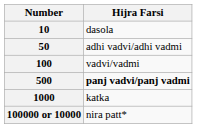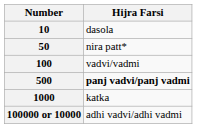(134, 47) adhi vadvi/adhi vadmi -> (106, 47) nira patt*
(106, 115) nira patt* -> (134, 115) adhi vadvi/adhi vadmi
